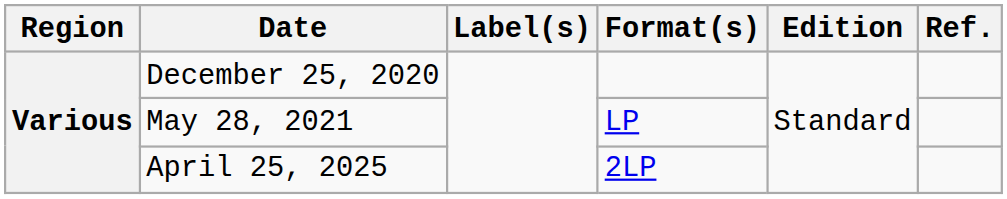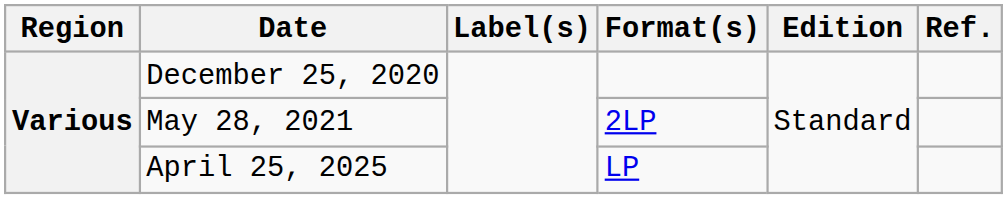(622, 122) LP -> (631, 122) 2LP
(631, 169) 2LP -> (622, 169) LP
